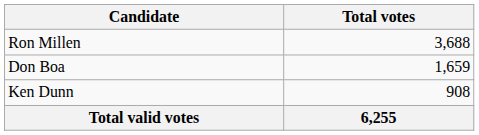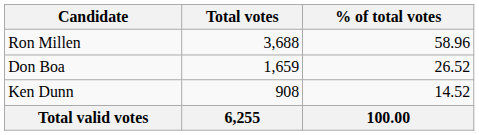+ column: (388, 17)
